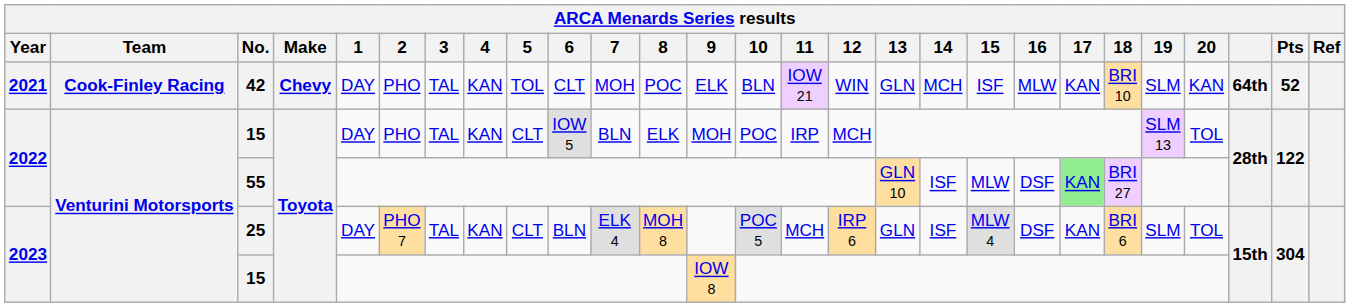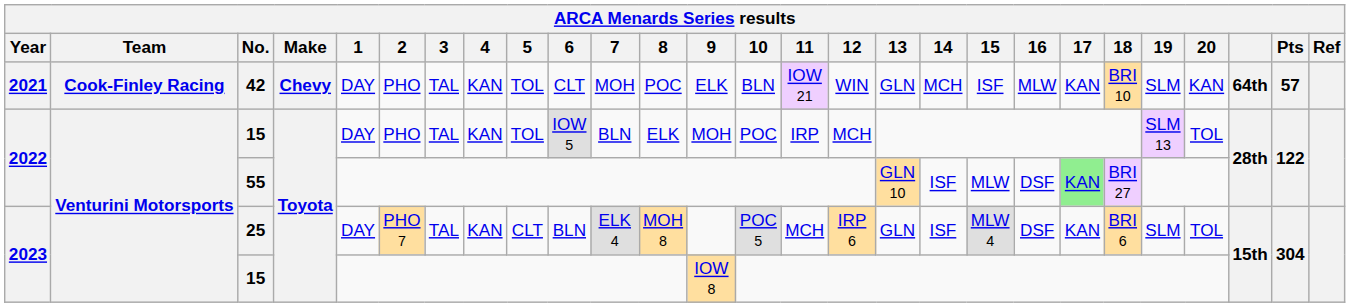(1290, 85) 52 -> (1290, 85) 57
(527, 134) CLT -> (527, 134) TOL
